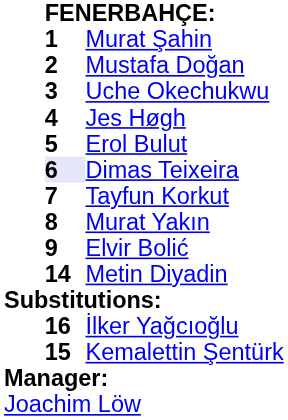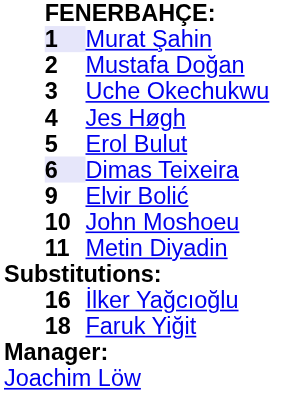(51, 39) no background -> (51, 39) lavender background
- row: (157, 196)
- row: (148, 222)
+ row: (162, 222)
(58, 274) 14 -> (57, 248) 11
- row: (185, 352)
+ row: (141, 326)
